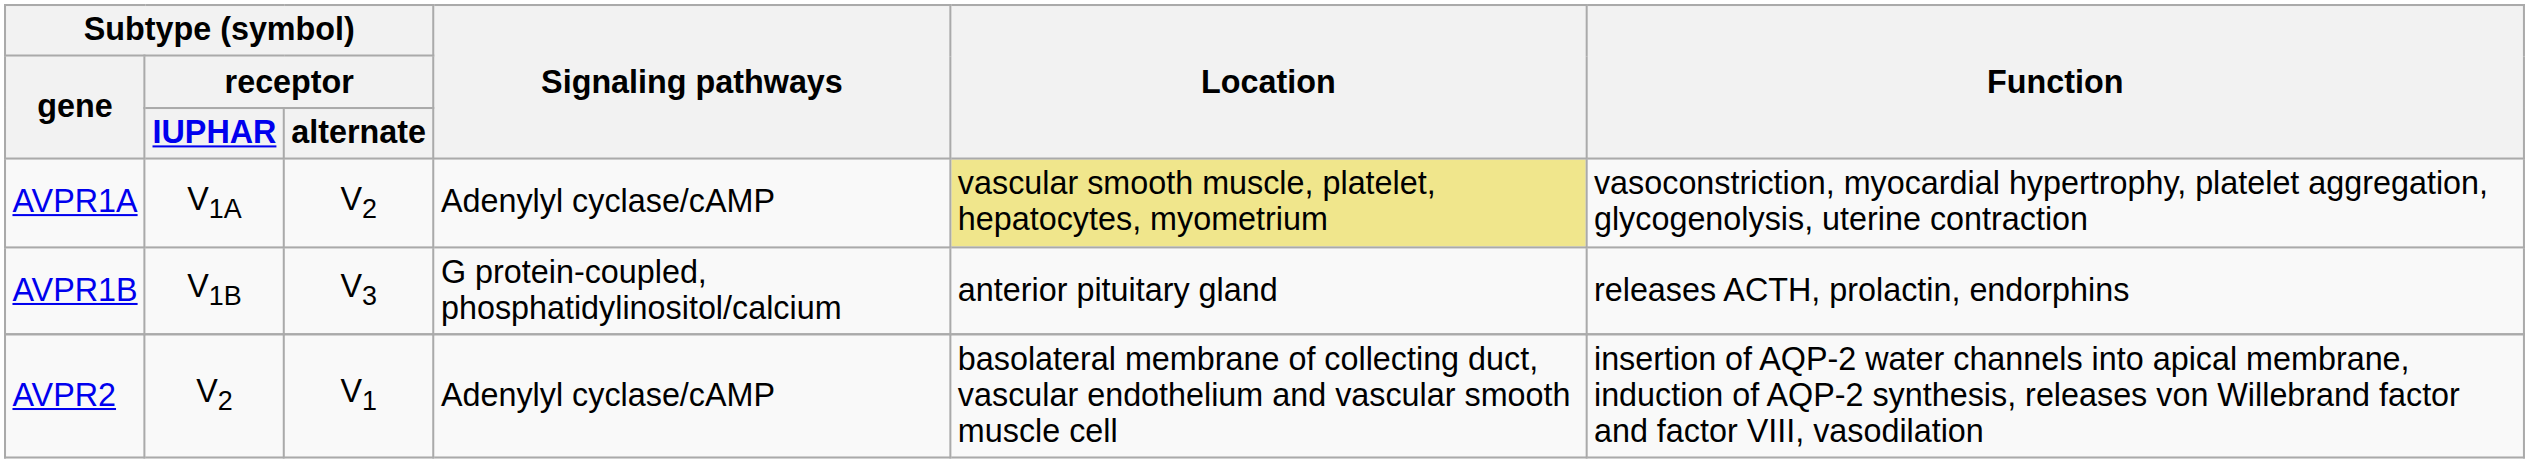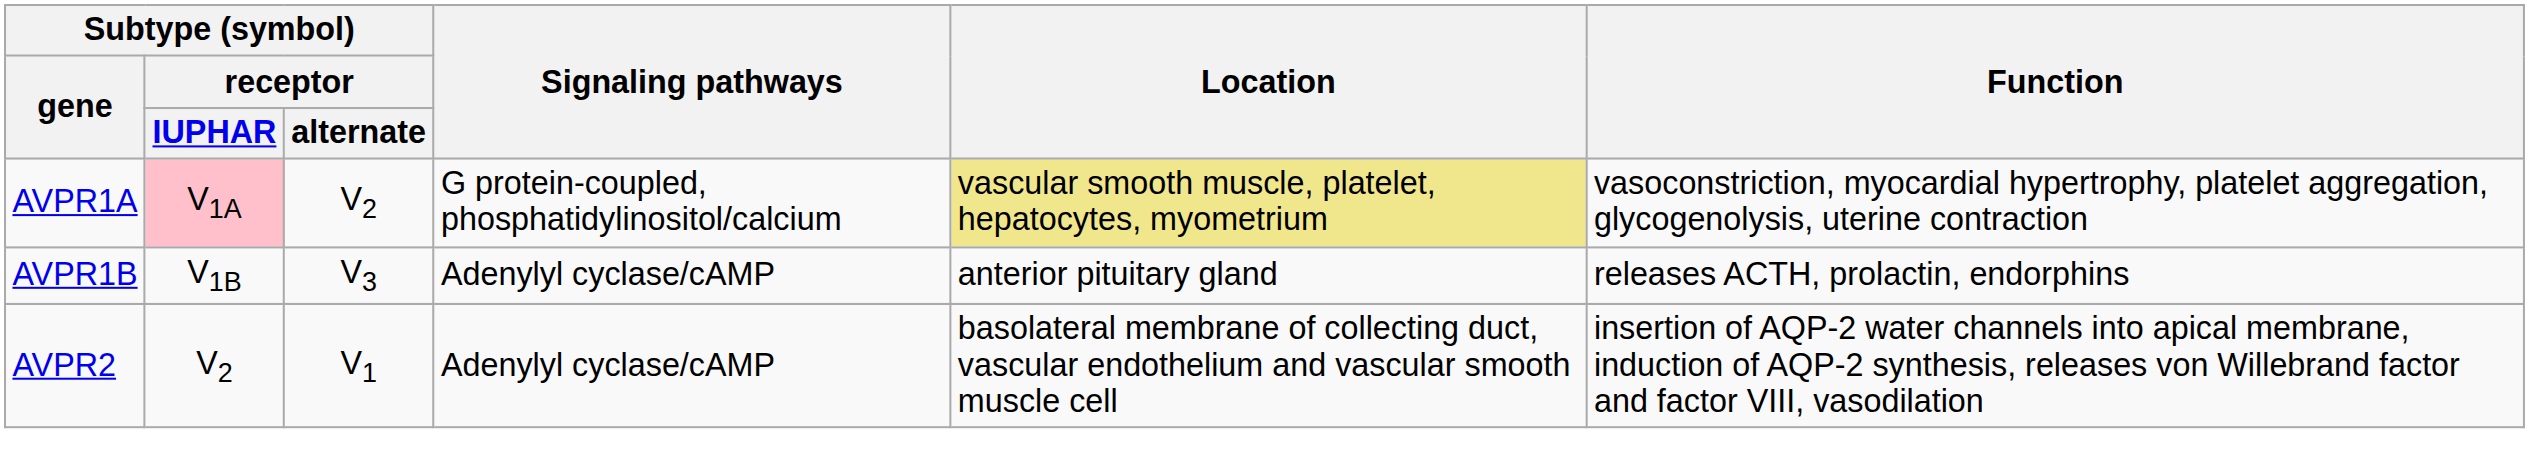(214, 203) no background -> (214, 203) pink background
(608, 202) Adenylyl cyclase/cAMP -> (641, 202) G protein-coupled, phosphatidylinositol/calcium
(641, 289) G protein-coupled, phosphatidylinositol/calcium -> (608, 274) Adenylyl cyclase/cAMP
